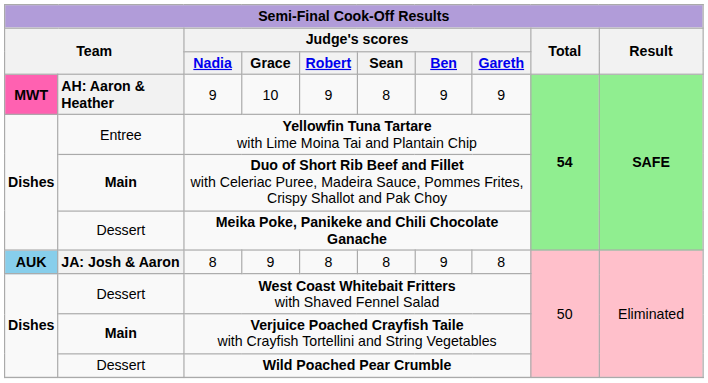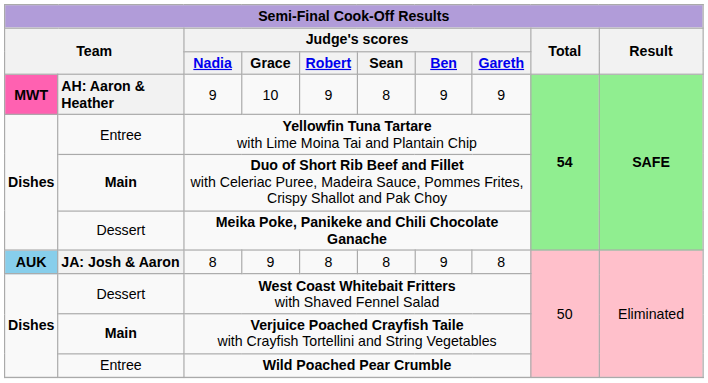(121, 365) Dessert -> (121, 365) Entree
